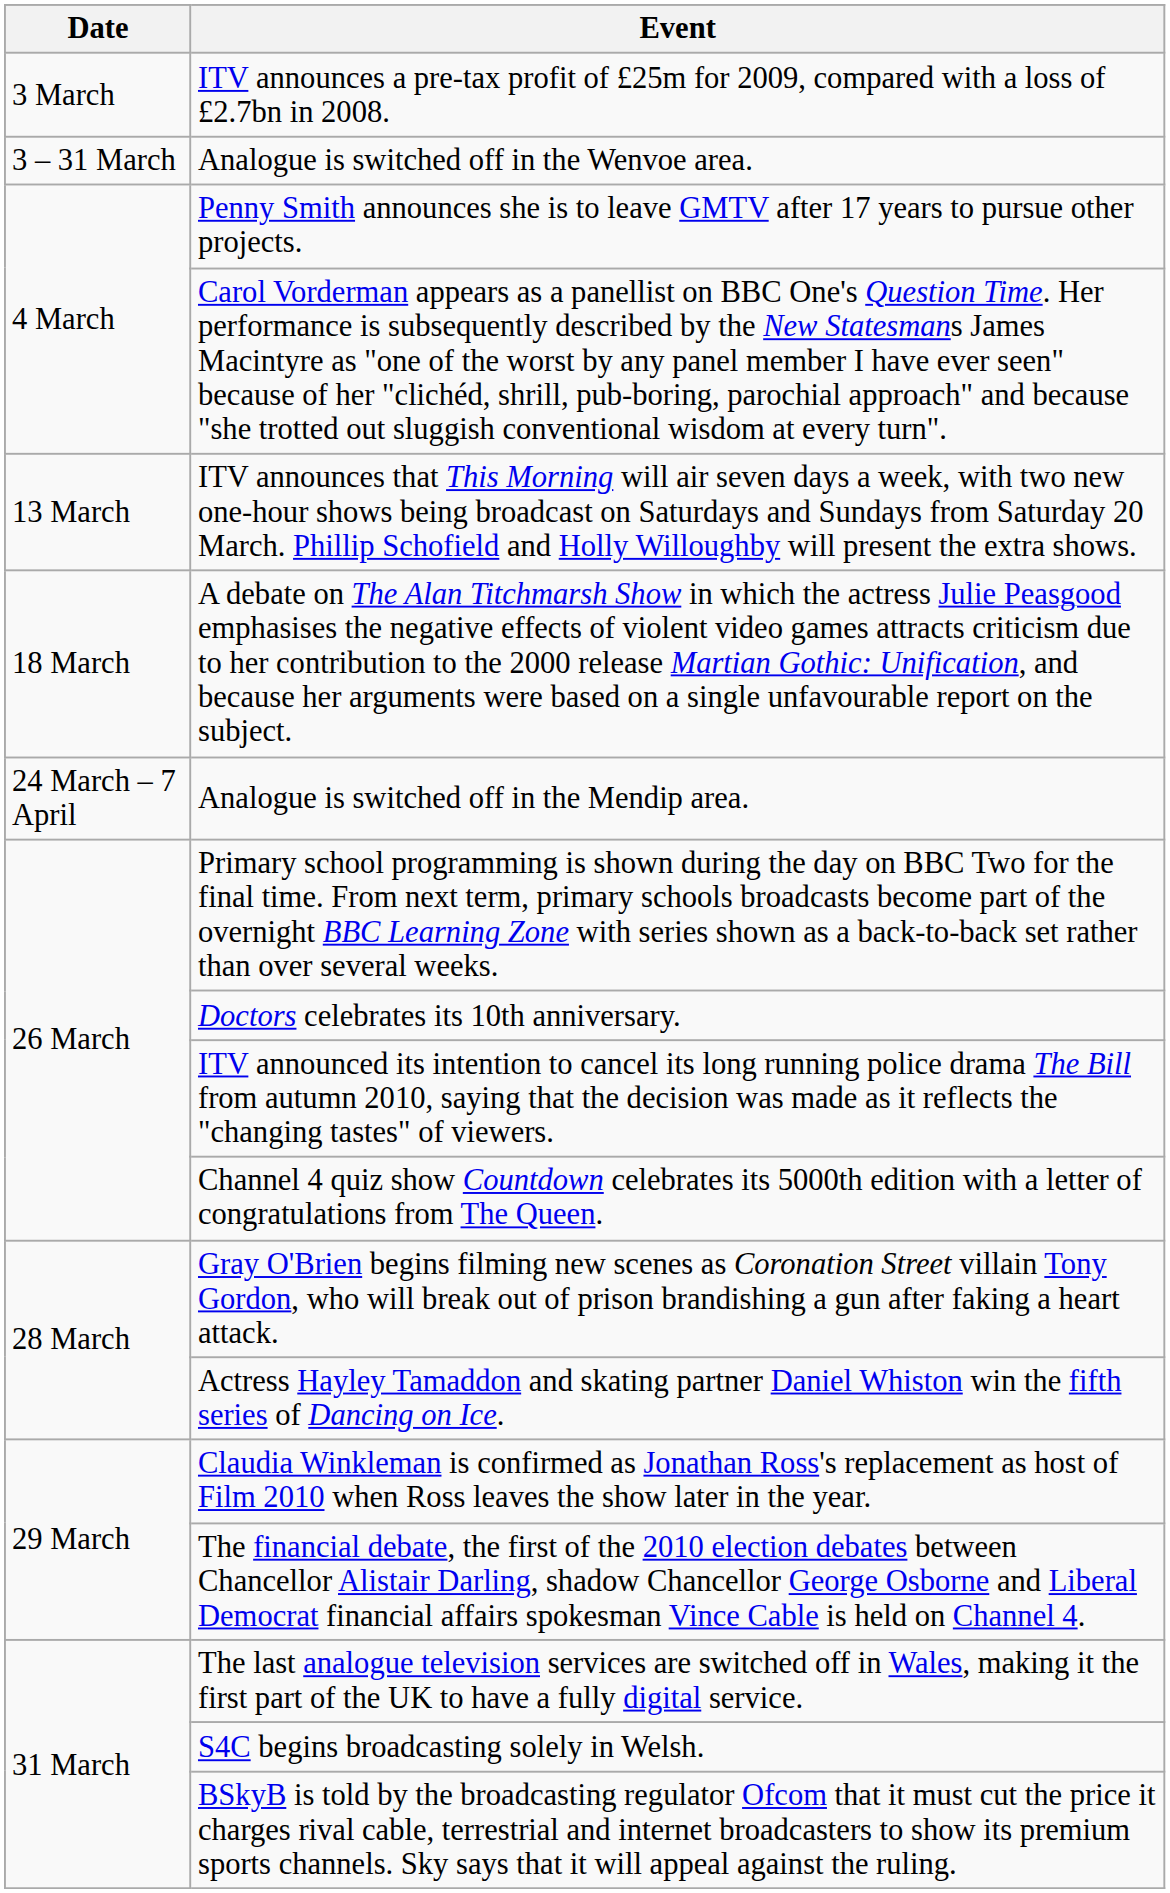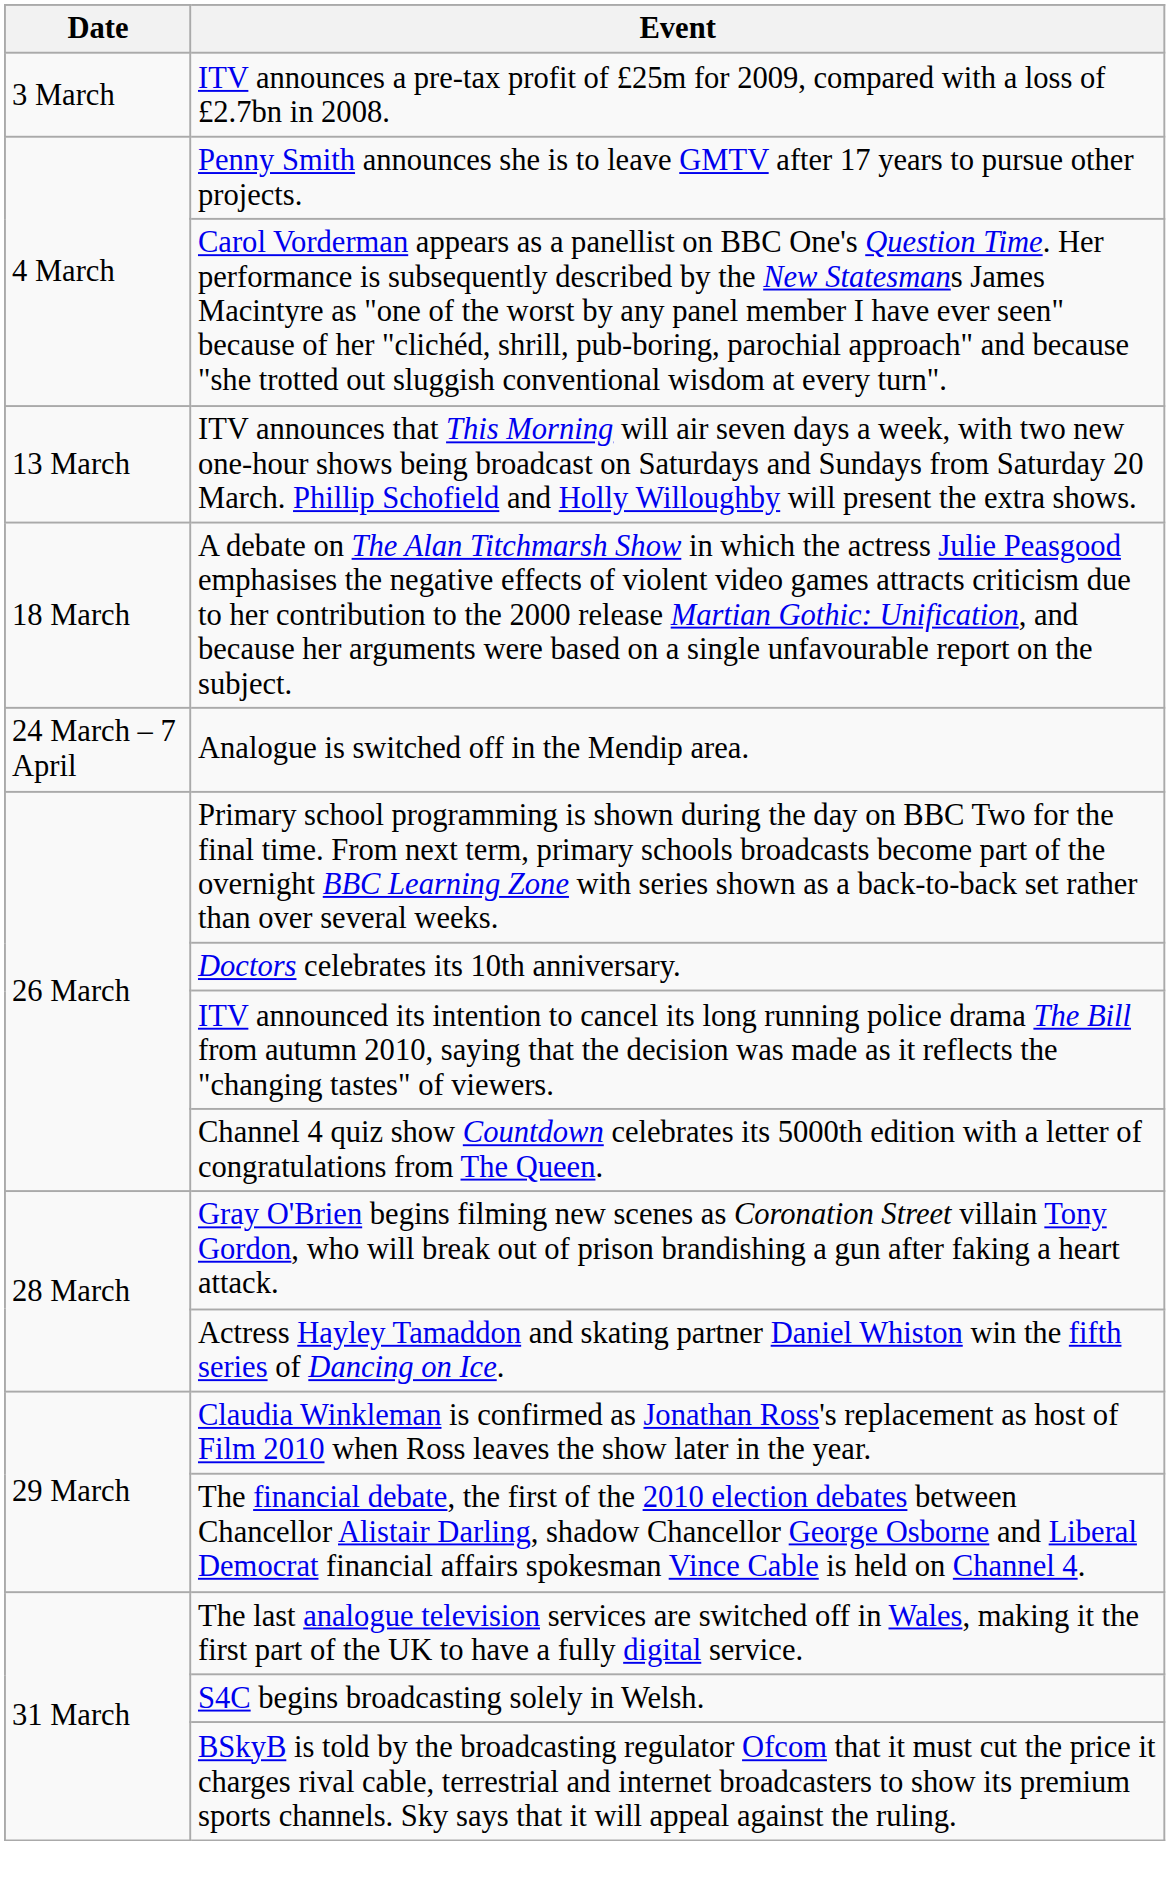- row: (475, 160)
